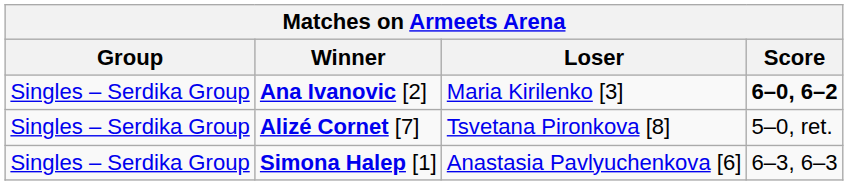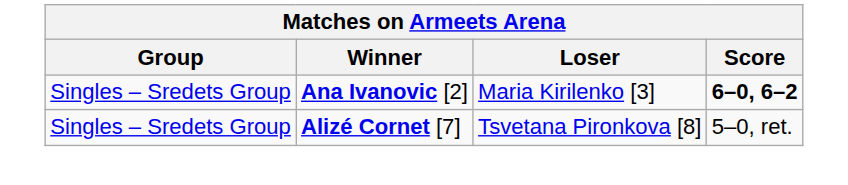(130, 92) Singles – Serdika Group -> (171, 92) Singles – Sredets Group
(130, 127) Singles – Serdika Group -> (171, 127) Singles – Sredets Group
- row: (348, 162)
